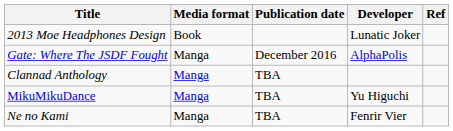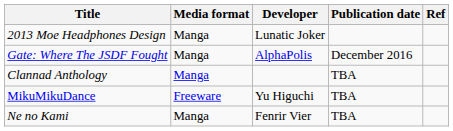columns swapped: (385, 14) <-> (300, 14)
(187, 34) Book -> (191, 34) Manga
(191, 95) Manga -> (197, 95) Freeware
